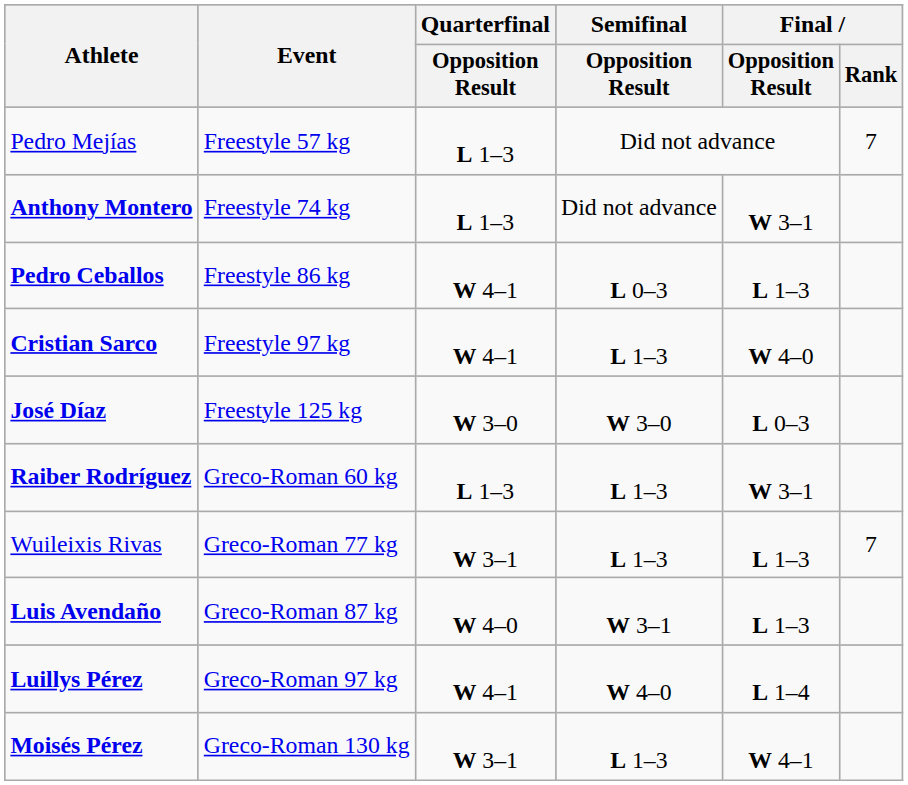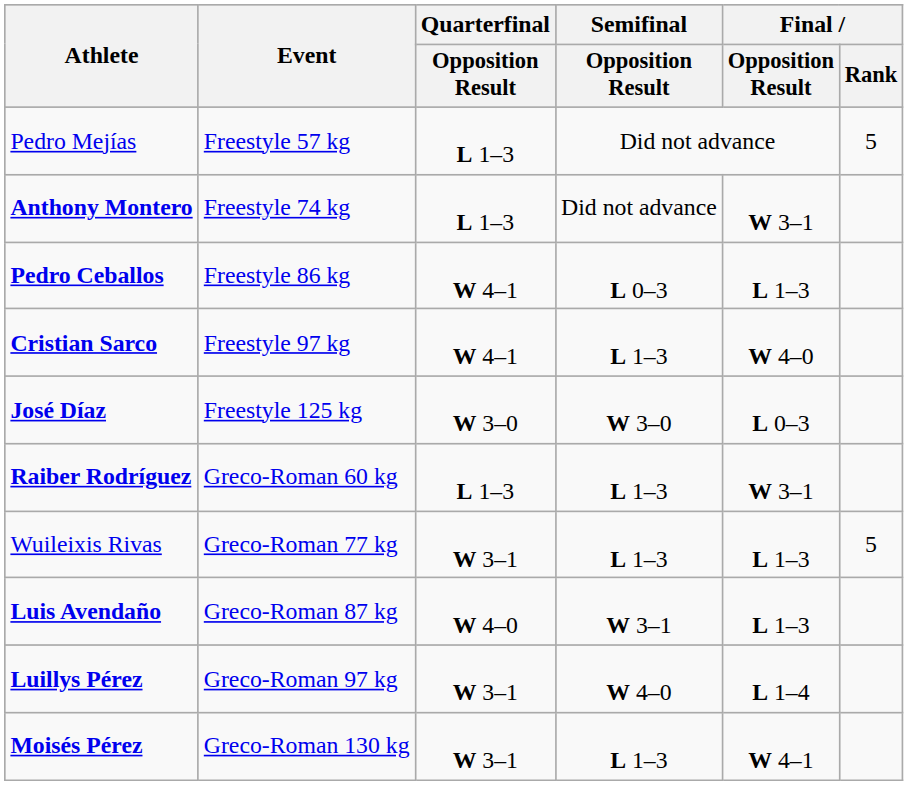(871, 141) 7 -> (871, 141) 5
(871, 544) 7 -> (871, 544) 5
(485, 693) W 4–1 -> (485, 693) W 3–1
